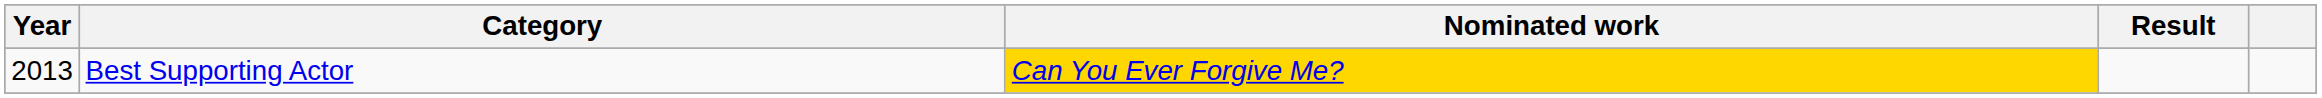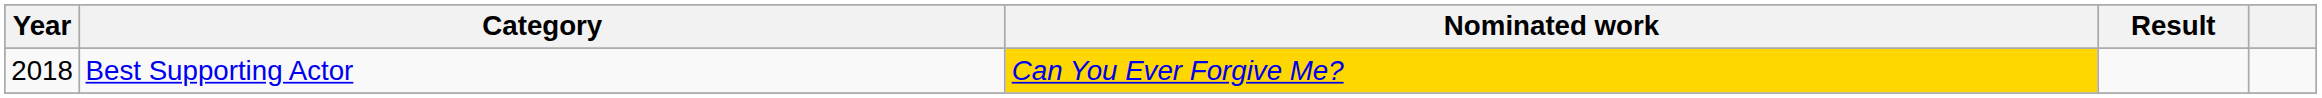(42, 70) 2013 -> (42, 70) 2018
